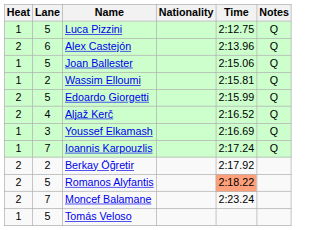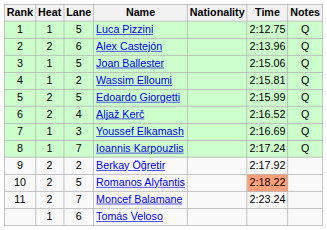+ column: (20, 13)
(47, 217) 5 -> (79, 217) 6
